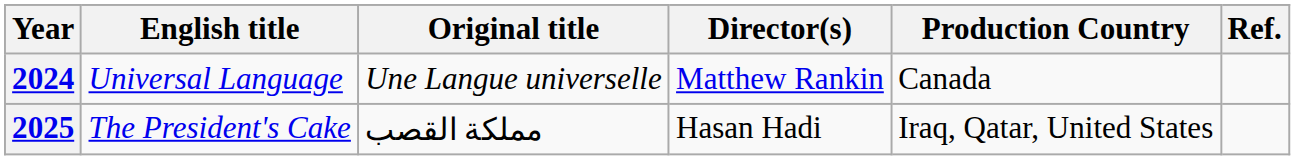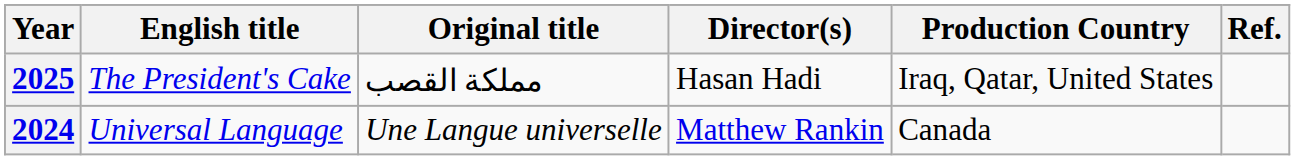rows swapped: (43, 78) <-> (43, 128)
